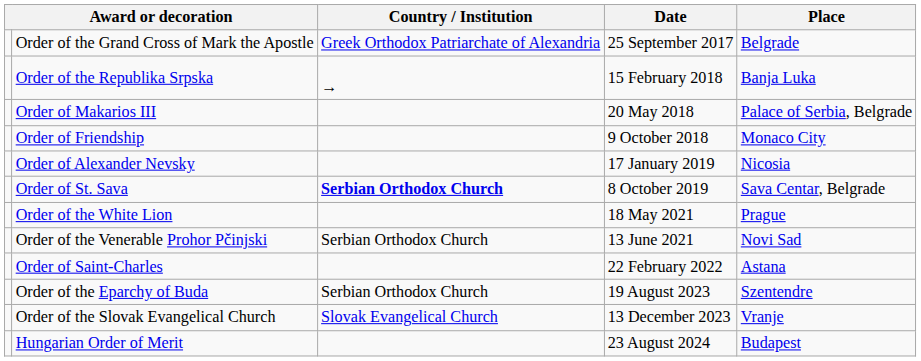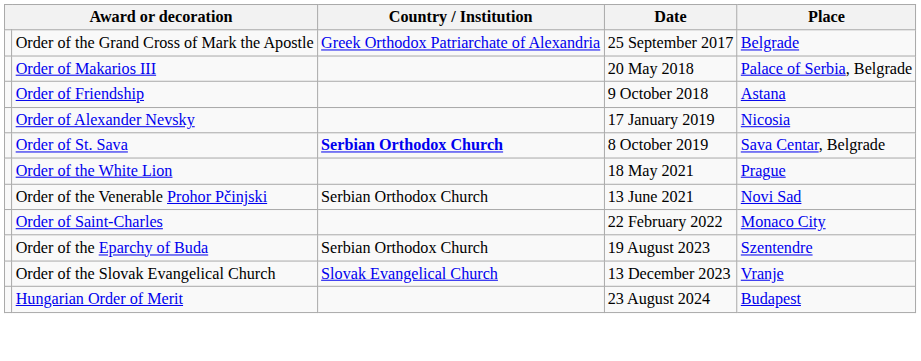- row: (114, 77)
(783, 138) Monaco City -> (763, 94) Astana
(763, 266) Astana -> (783, 222) Monaco City
